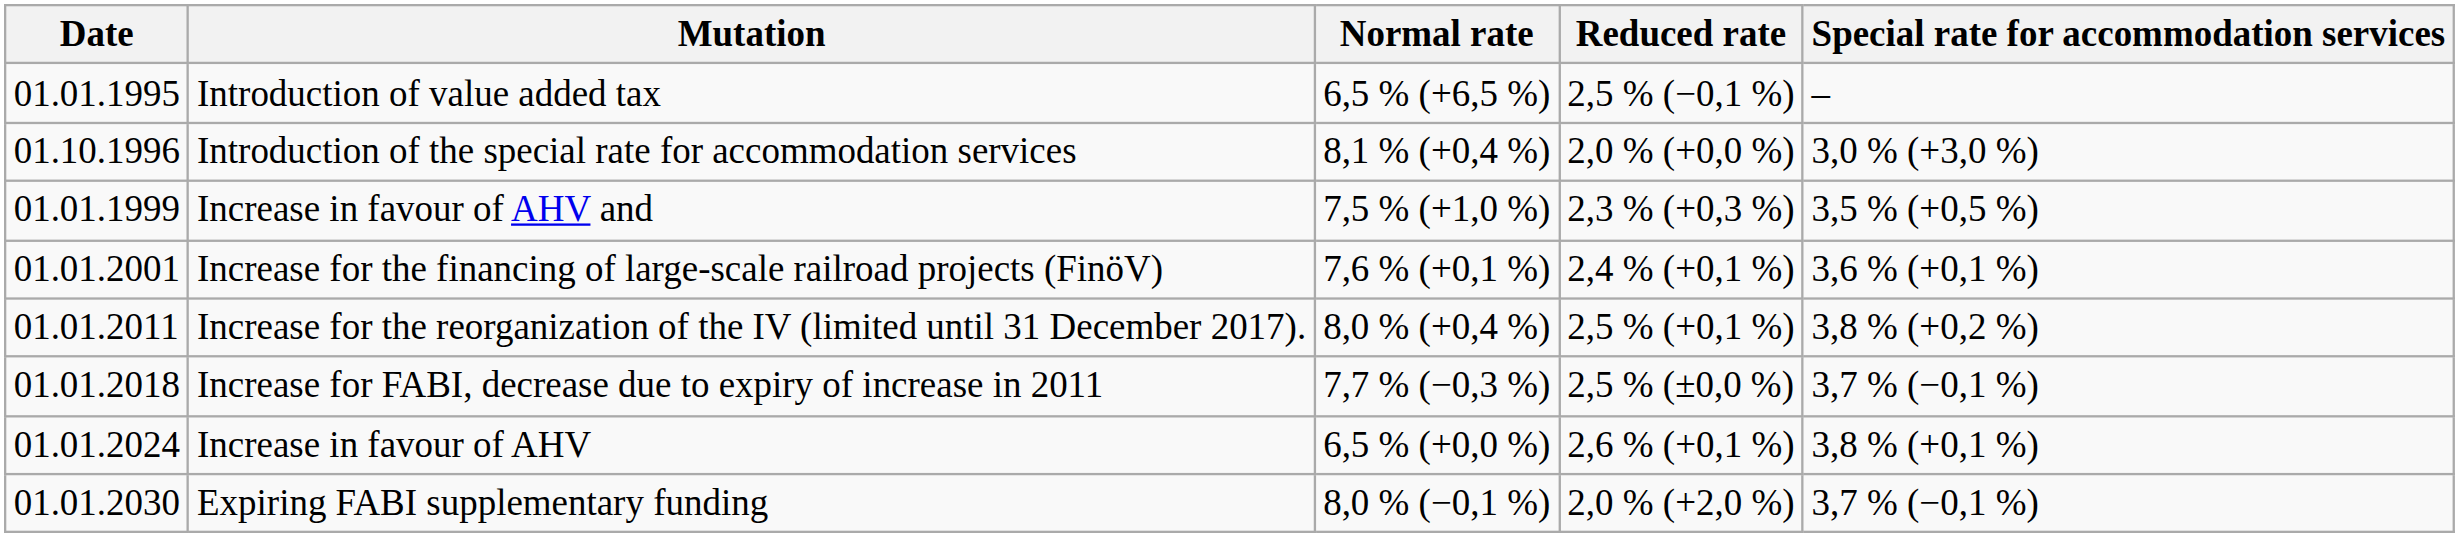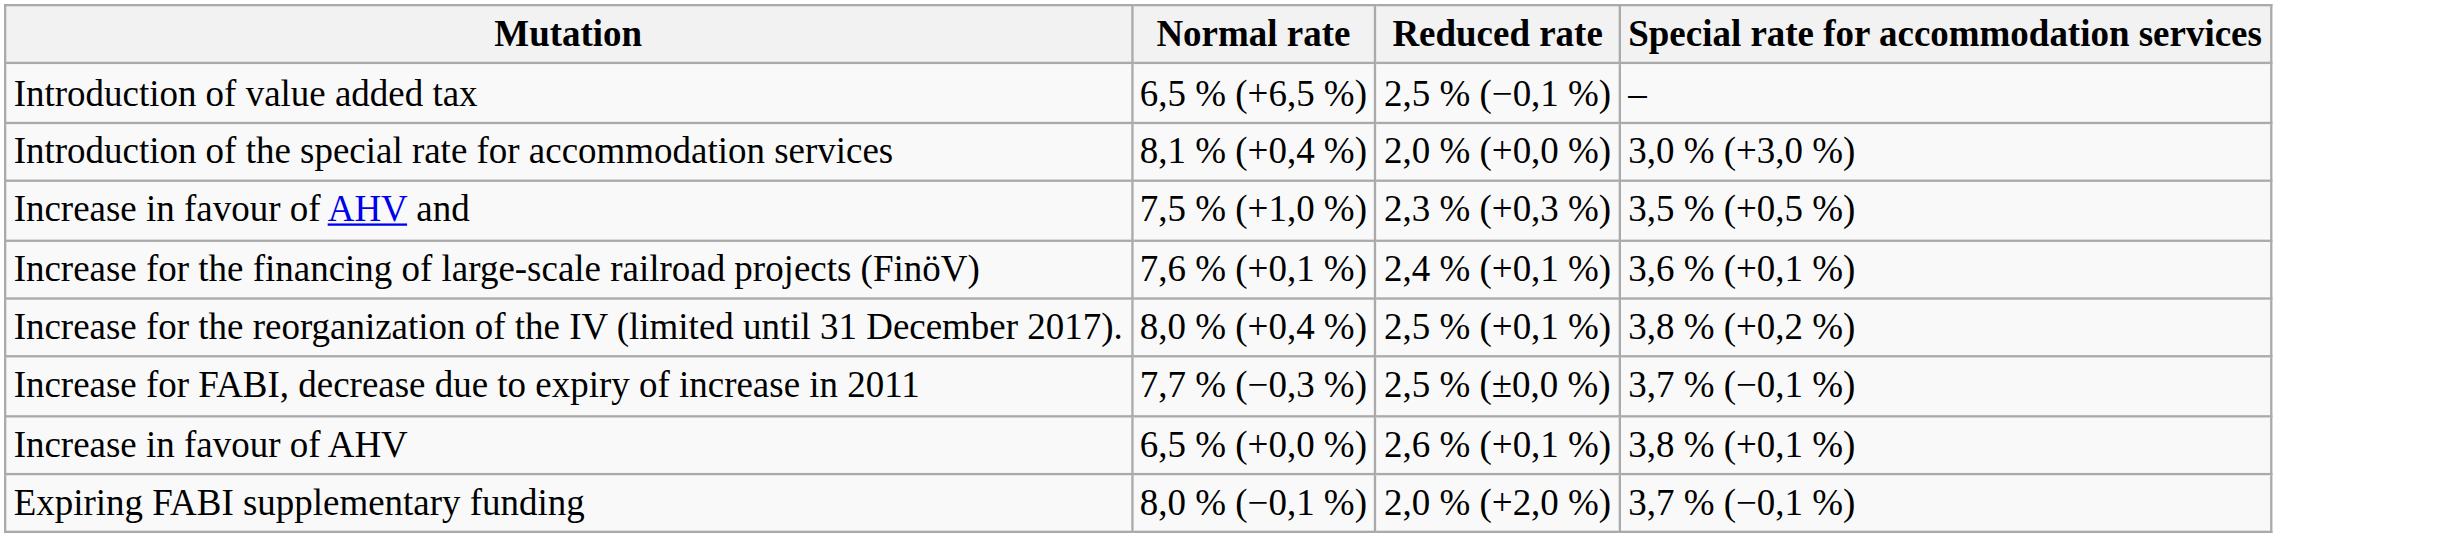- column: (97, 33)
